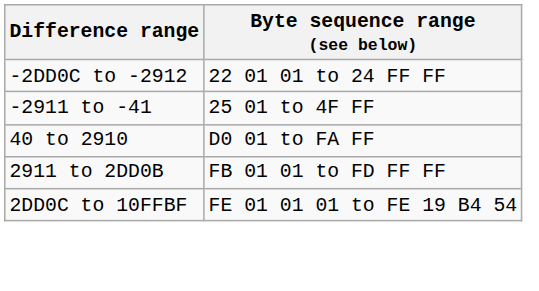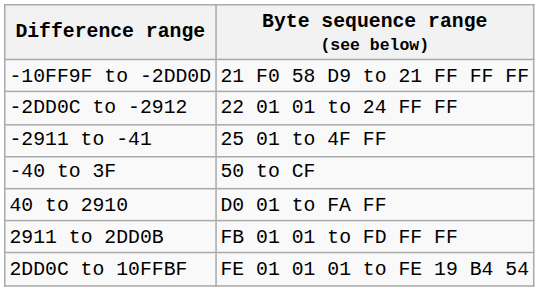+ row: (110, 76)
+ row: (63, 172)
